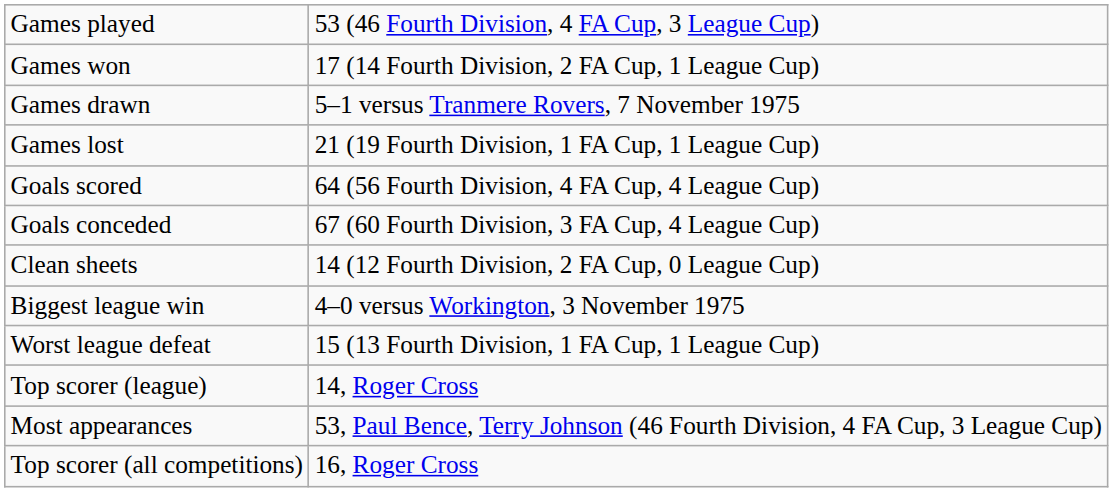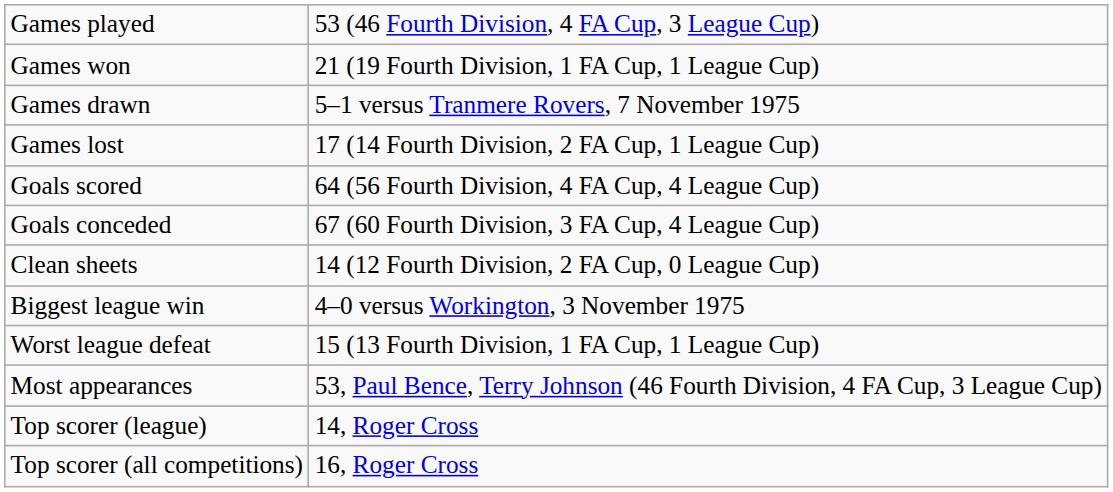(567, 64) 17 (14 Fourth Division, 2 FA Cup, 1 League Cup) -> (567, 64) 21 (19 Fourth Division, 1 FA Cup, 1 League Cup)
(567, 144) 21 (19 Fourth Division, 1 FA Cup, 1 League Cup) -> (567, 144) 17 (14 Fourth Division, 2 FA Cup, 1 League Cup)
rows swapped: (102, 425) <-> (109, 385)
